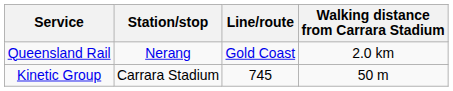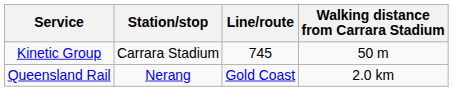rows swapped: (59, 75) <-> (59, 53)
